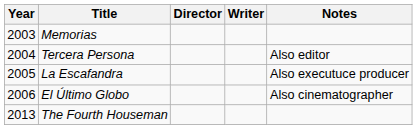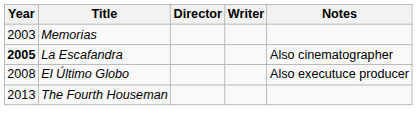- row: (88, 54)
(21, 74) normal -> (21, 54) bold
(340, 74) Also executuce producer -> (331, 54) Also cinematographer
(21, 94) 2006 -> (21, 74) 2008
(331, 94) Also cinematographer -> (340, 74) Also executuce producer
